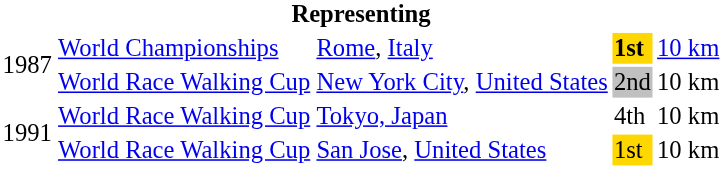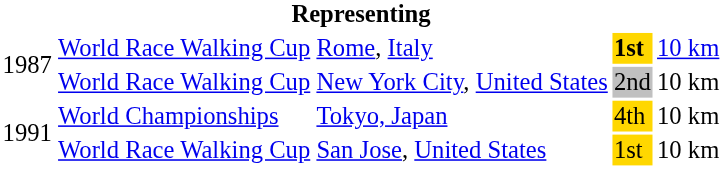(168, 48) World Championships -> (184, 48) World Race Walking Cup
(184, 115) World Race Walking Cup -> (168, 115) World Championships
(630, 115) no background -> (630, 115) gold background
